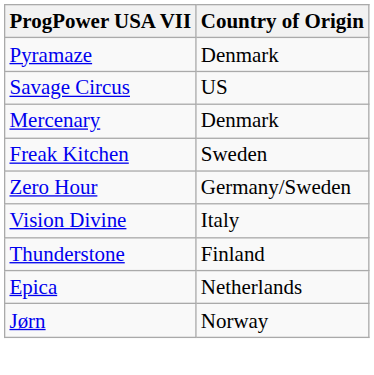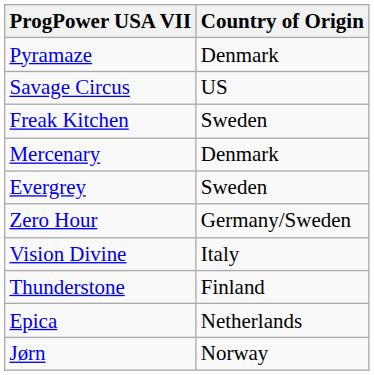rows swapped: (69, 154) <-> (55, 120)
+ row: (48, 187)
